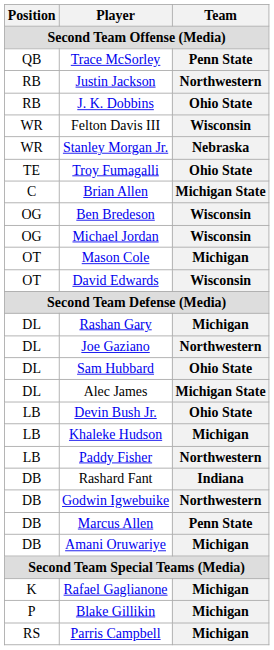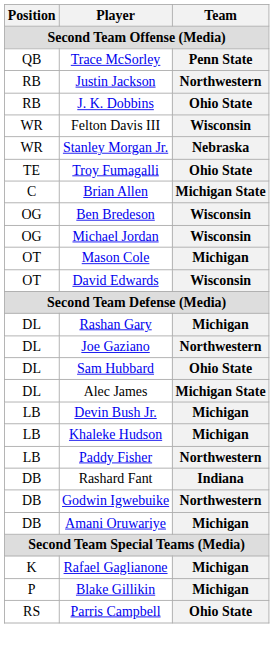(221, 412) Ohio State -> (221, 412) Michigan
- row: (116, 523)
(221, 633) Michigan -> (221, 611) Ohio State
